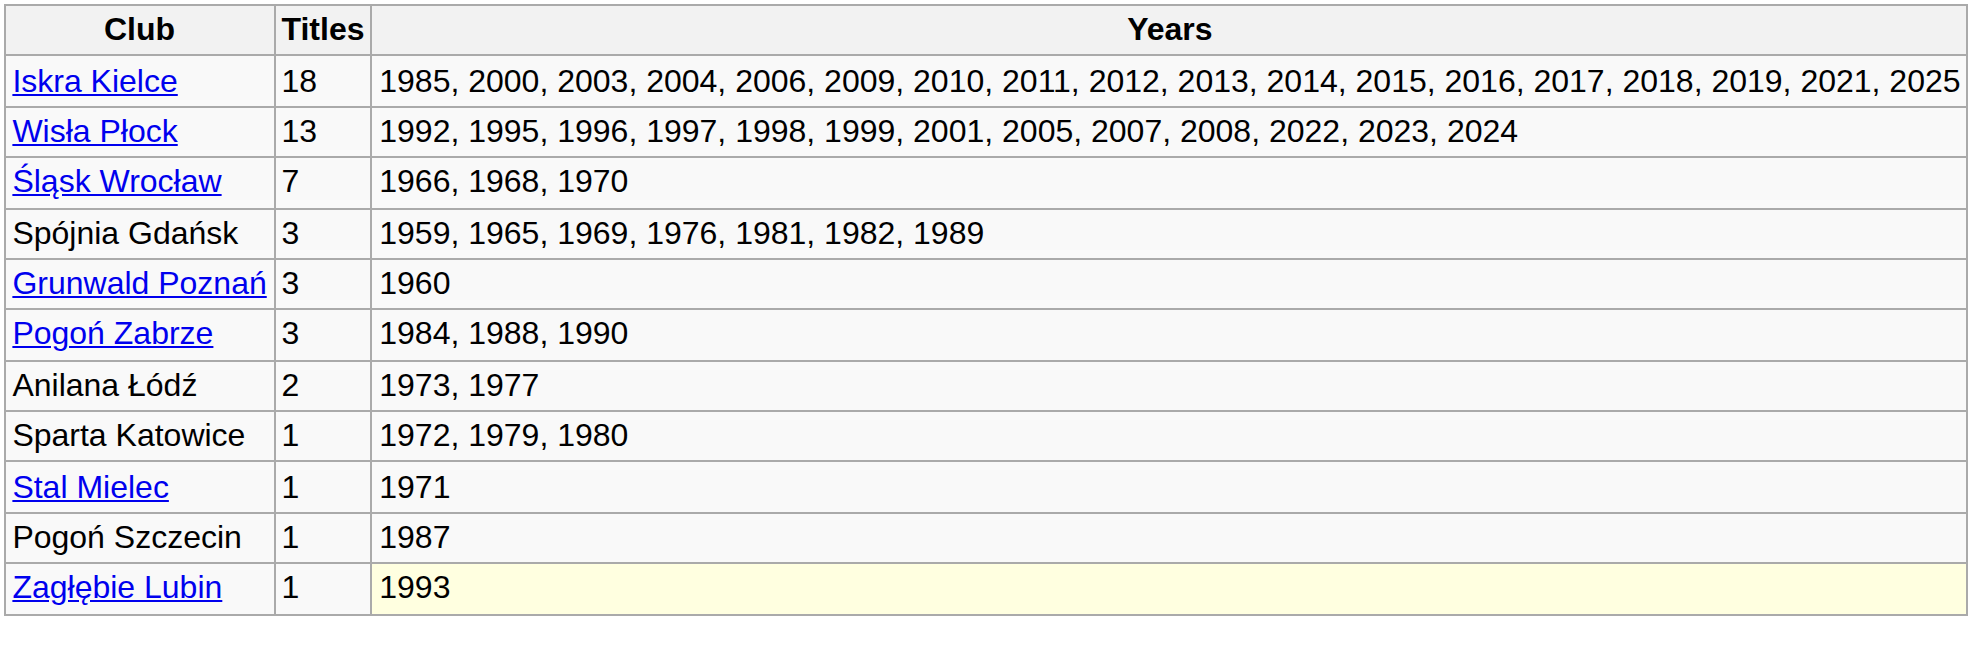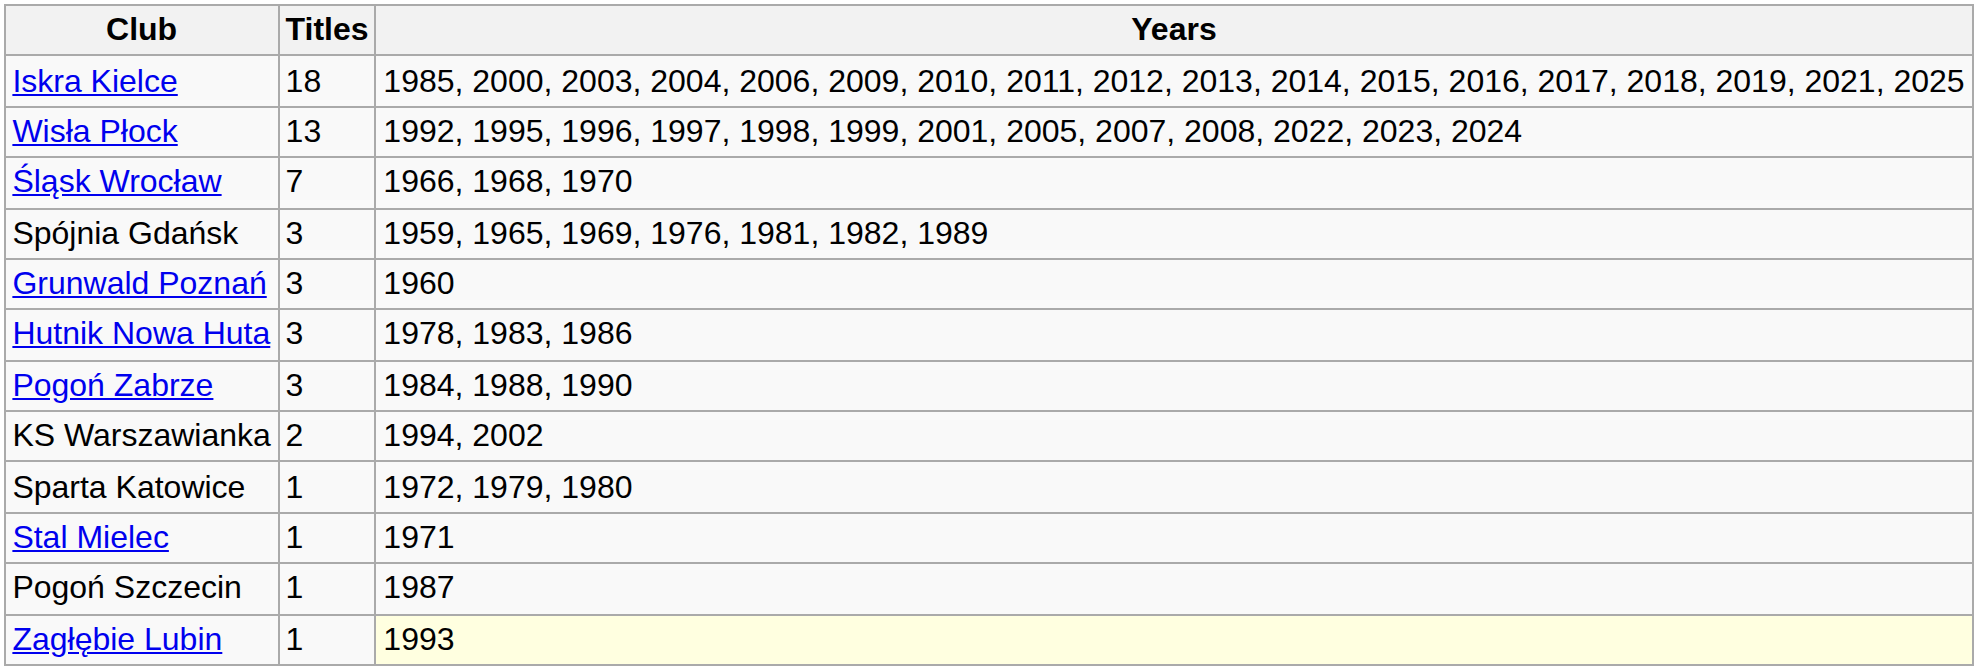+ row: (141, 334)
- row: (105, 385)
+ row: (142, 435)
